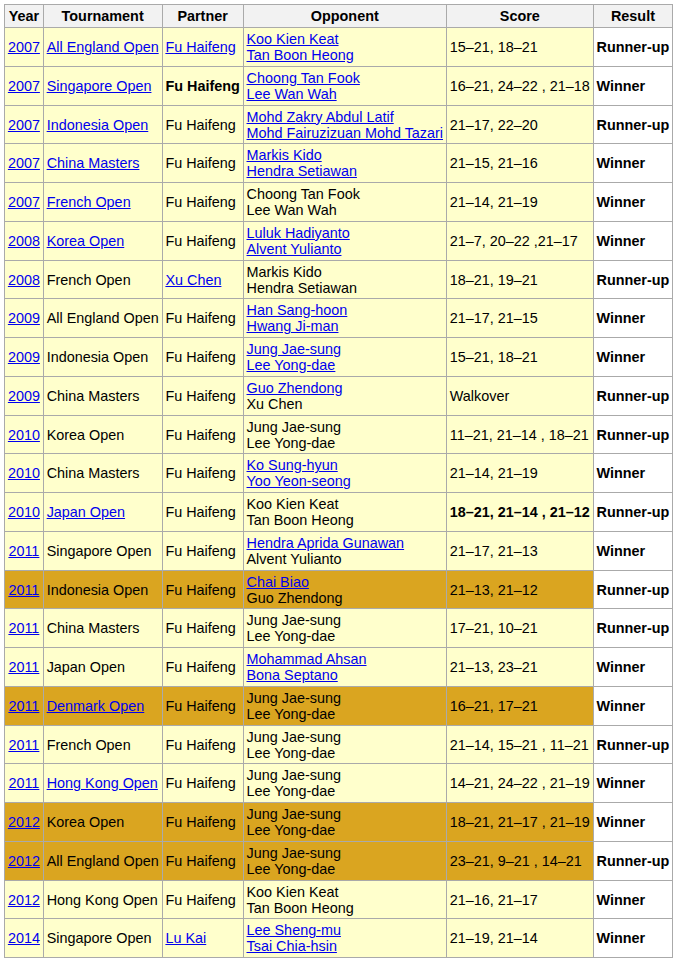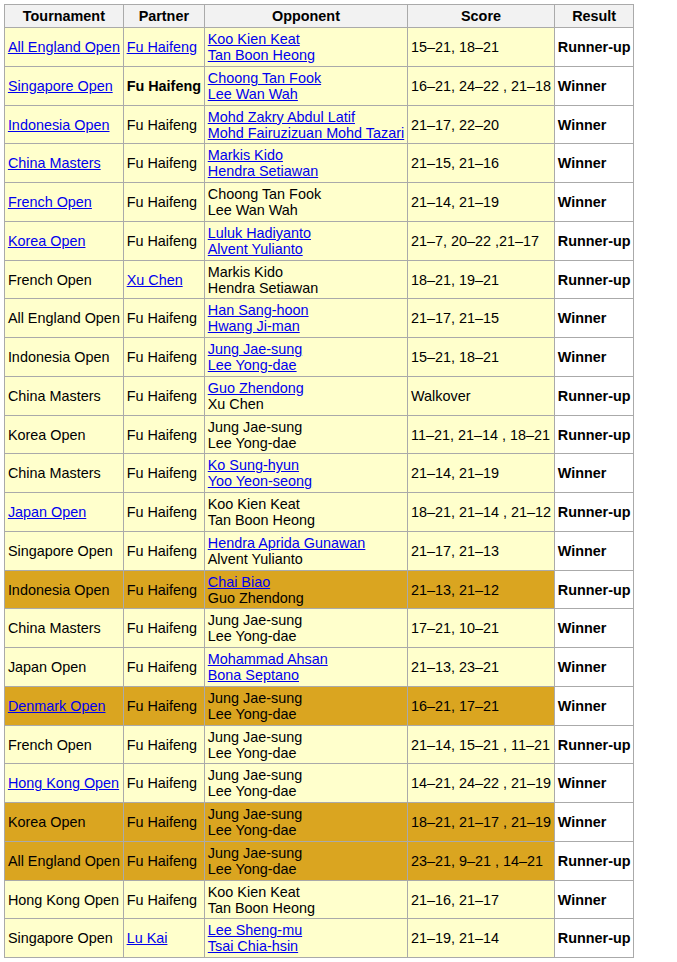- column: (24, 16)
(633, 125) Runner-up -> (582, 125) Winner
(621, 241) Winner -> (594, 241) Runner-up
(520, 512) bold -> (481, 512) normal
(633, 628) Runner-up -> (582, 628) Winner
(621, 938) Winner -> (594, 938) Runner-up
